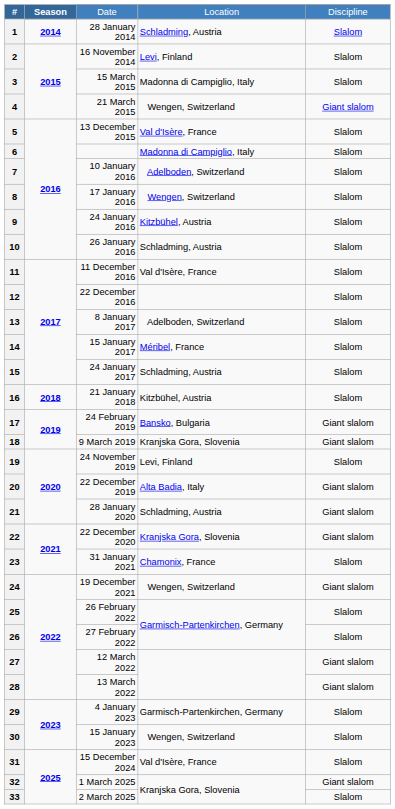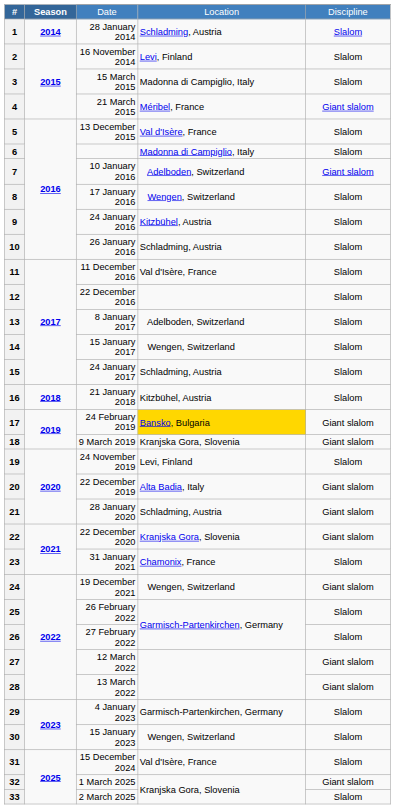(187, 107) Wengen, Switzerland -> (172, 107) Méribel, France
(348, 172) Slalom -> (348, 172) Giant slalom
(172, 347) Méribel, France -> (187, 347) Wengen, Switzerland
(175, 422) no background -> (175, 422) gold background
